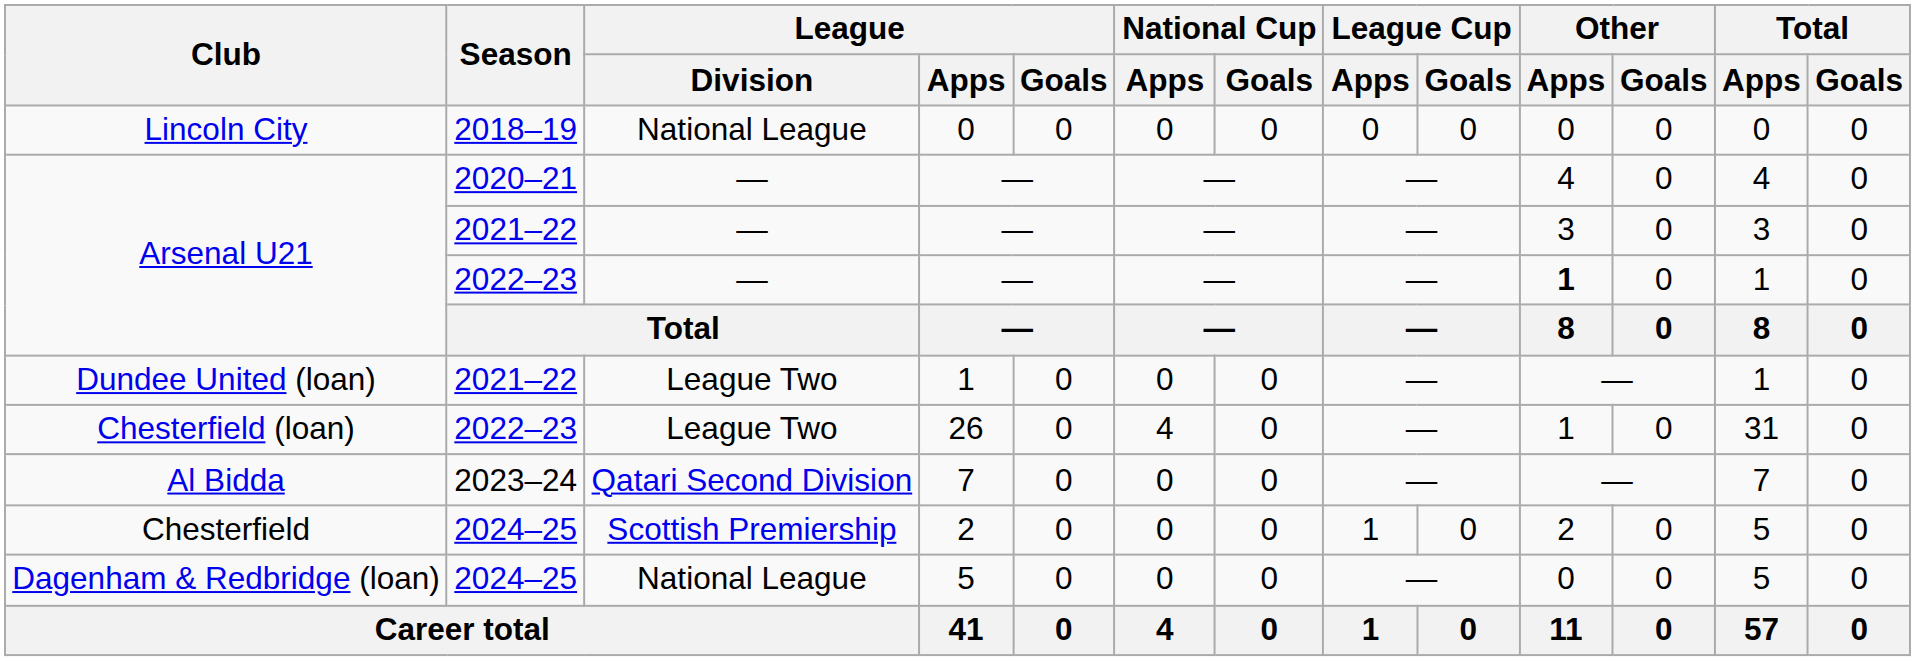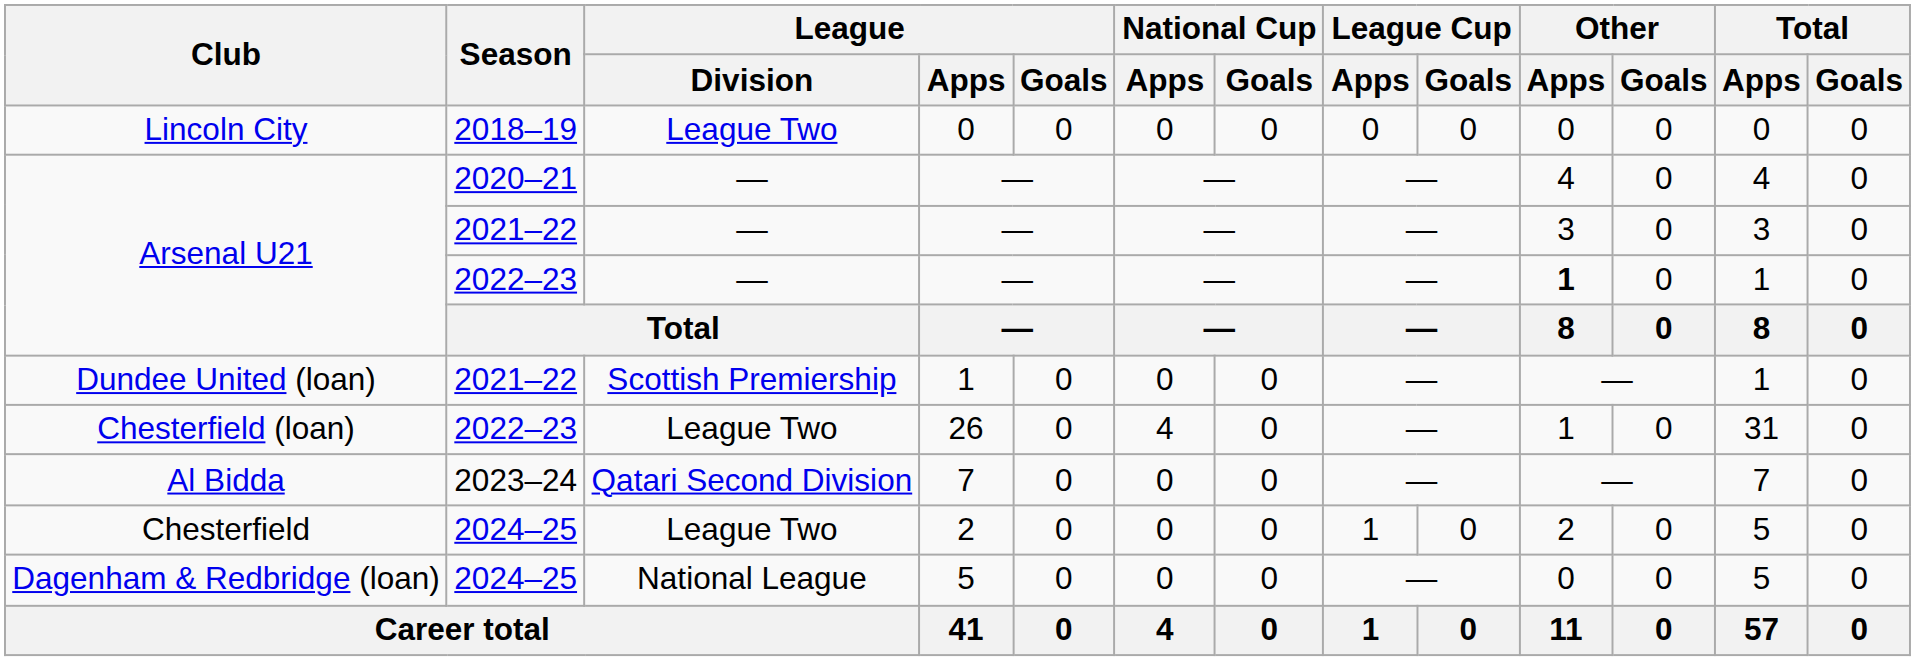(752, 129) National League -> (752, 129) League Two
(752, 379) League Two -> (752, 379) Scottish Premiership
(752, 529) Scottish Premiership -> (752, 529) League Two
